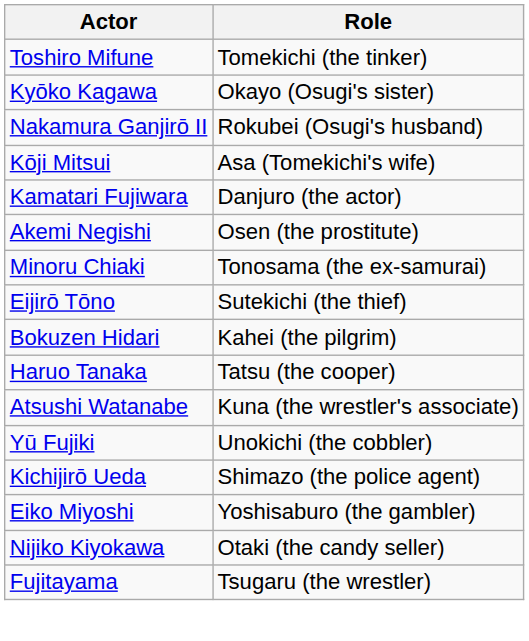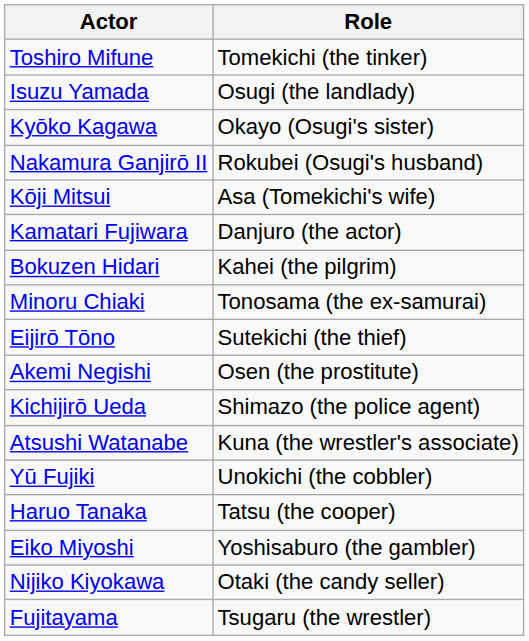+ row: (79, 92)
rows swapped: (85, 337) <-> (80, 232)
rows swapped: (78, 372) <-> (78, 477)
